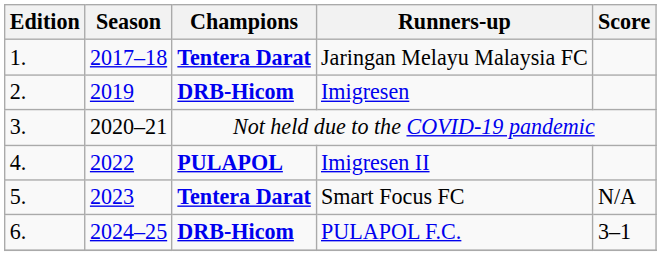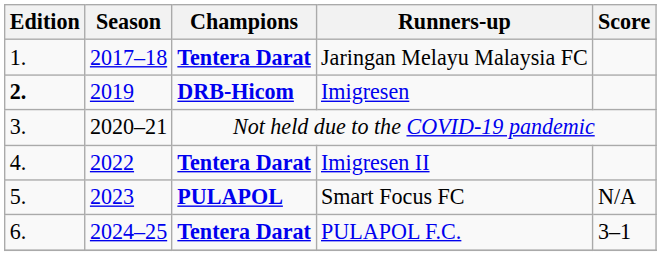(18, 92) normal -> (18, 92) bold
(230, 162) PULAPOL -> (244, 162) Tentera Darat
(244, 197) Tentera Darat -> (230, 197) PULAPOL
(236, 232) DRB-Hicom -> (244, 232) Tentera Darat
